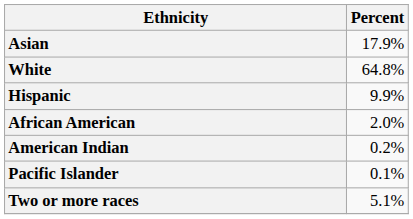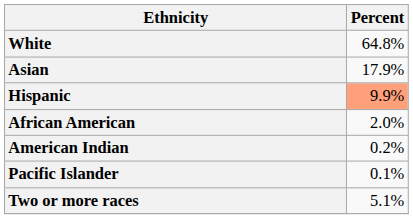rows swapped: (30, 69) <-> (28, 43)
(387, 95) no background -> (387, 95) lightsalmon background
